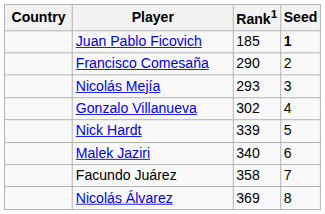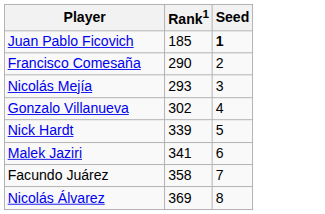- column: (38, 17)
(248, 153) 340 -> (180, 153) 341
